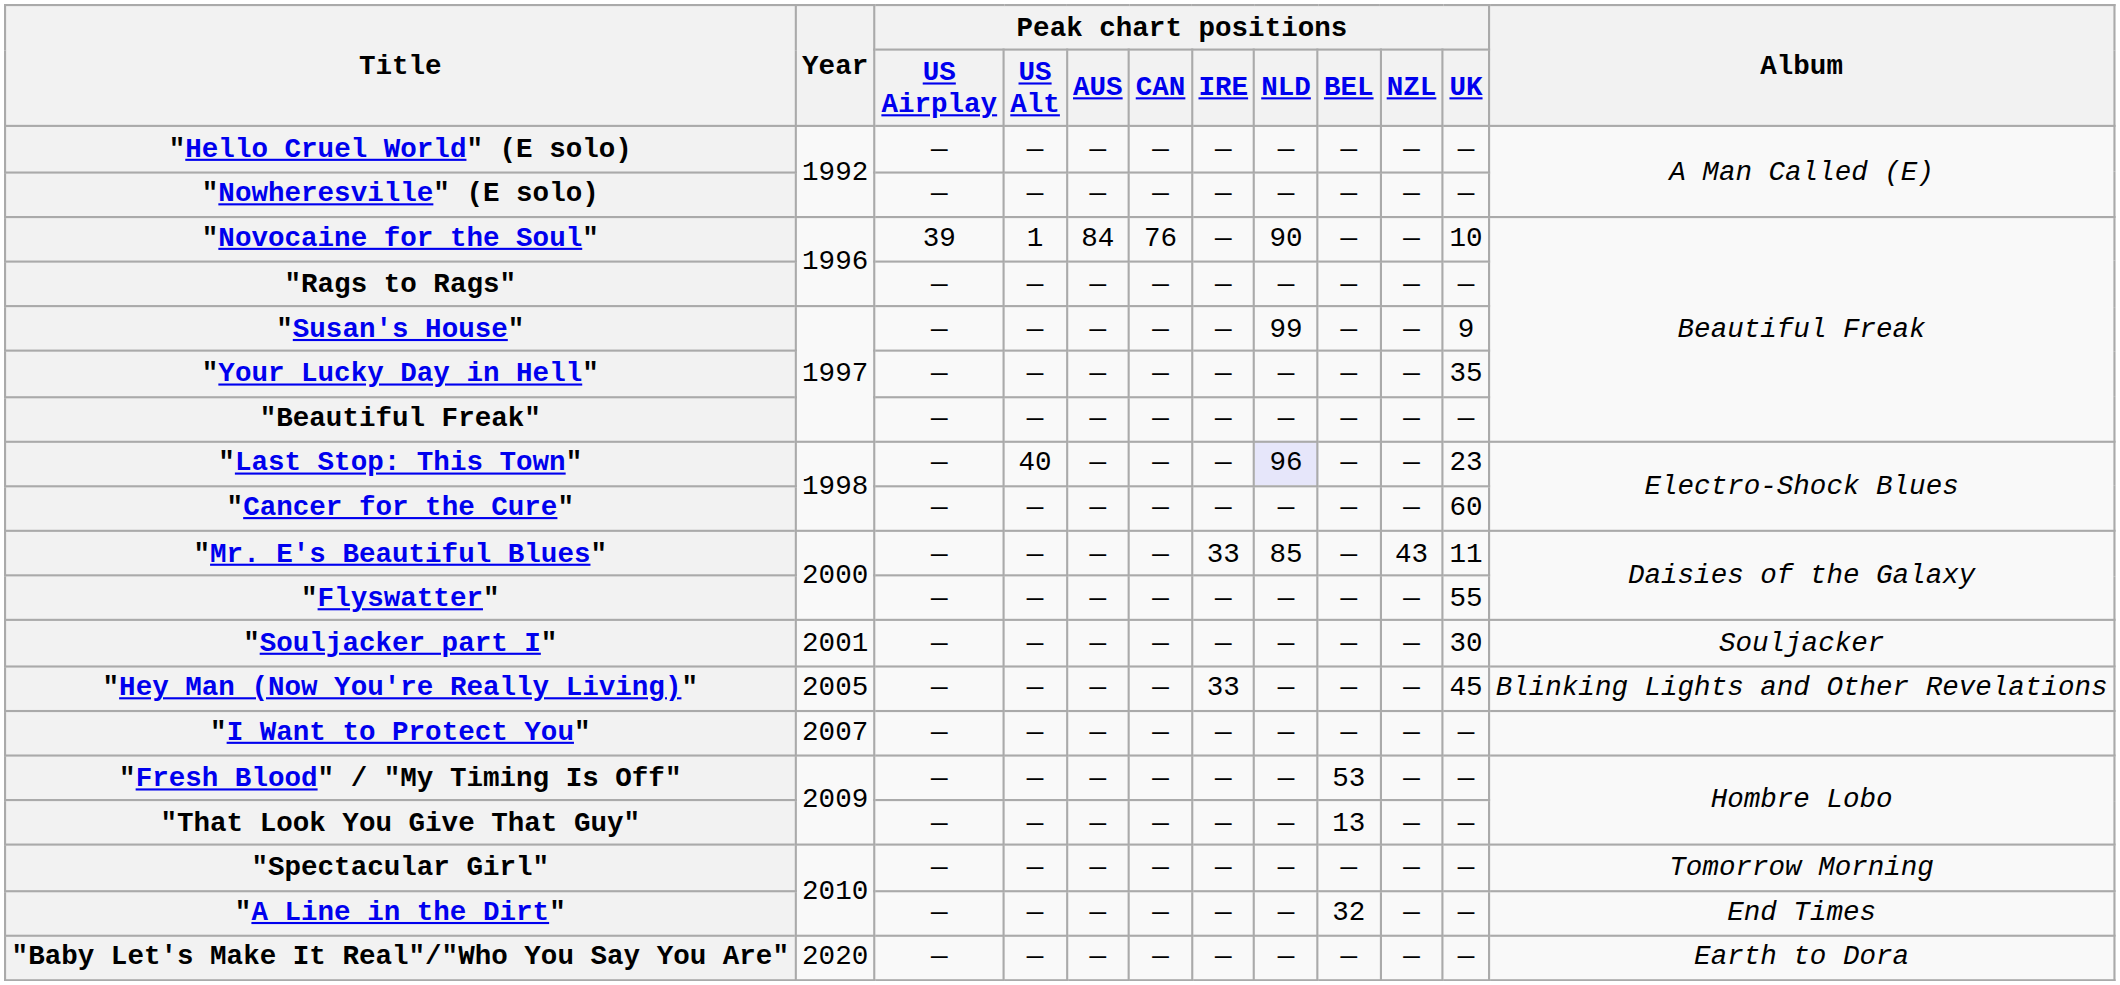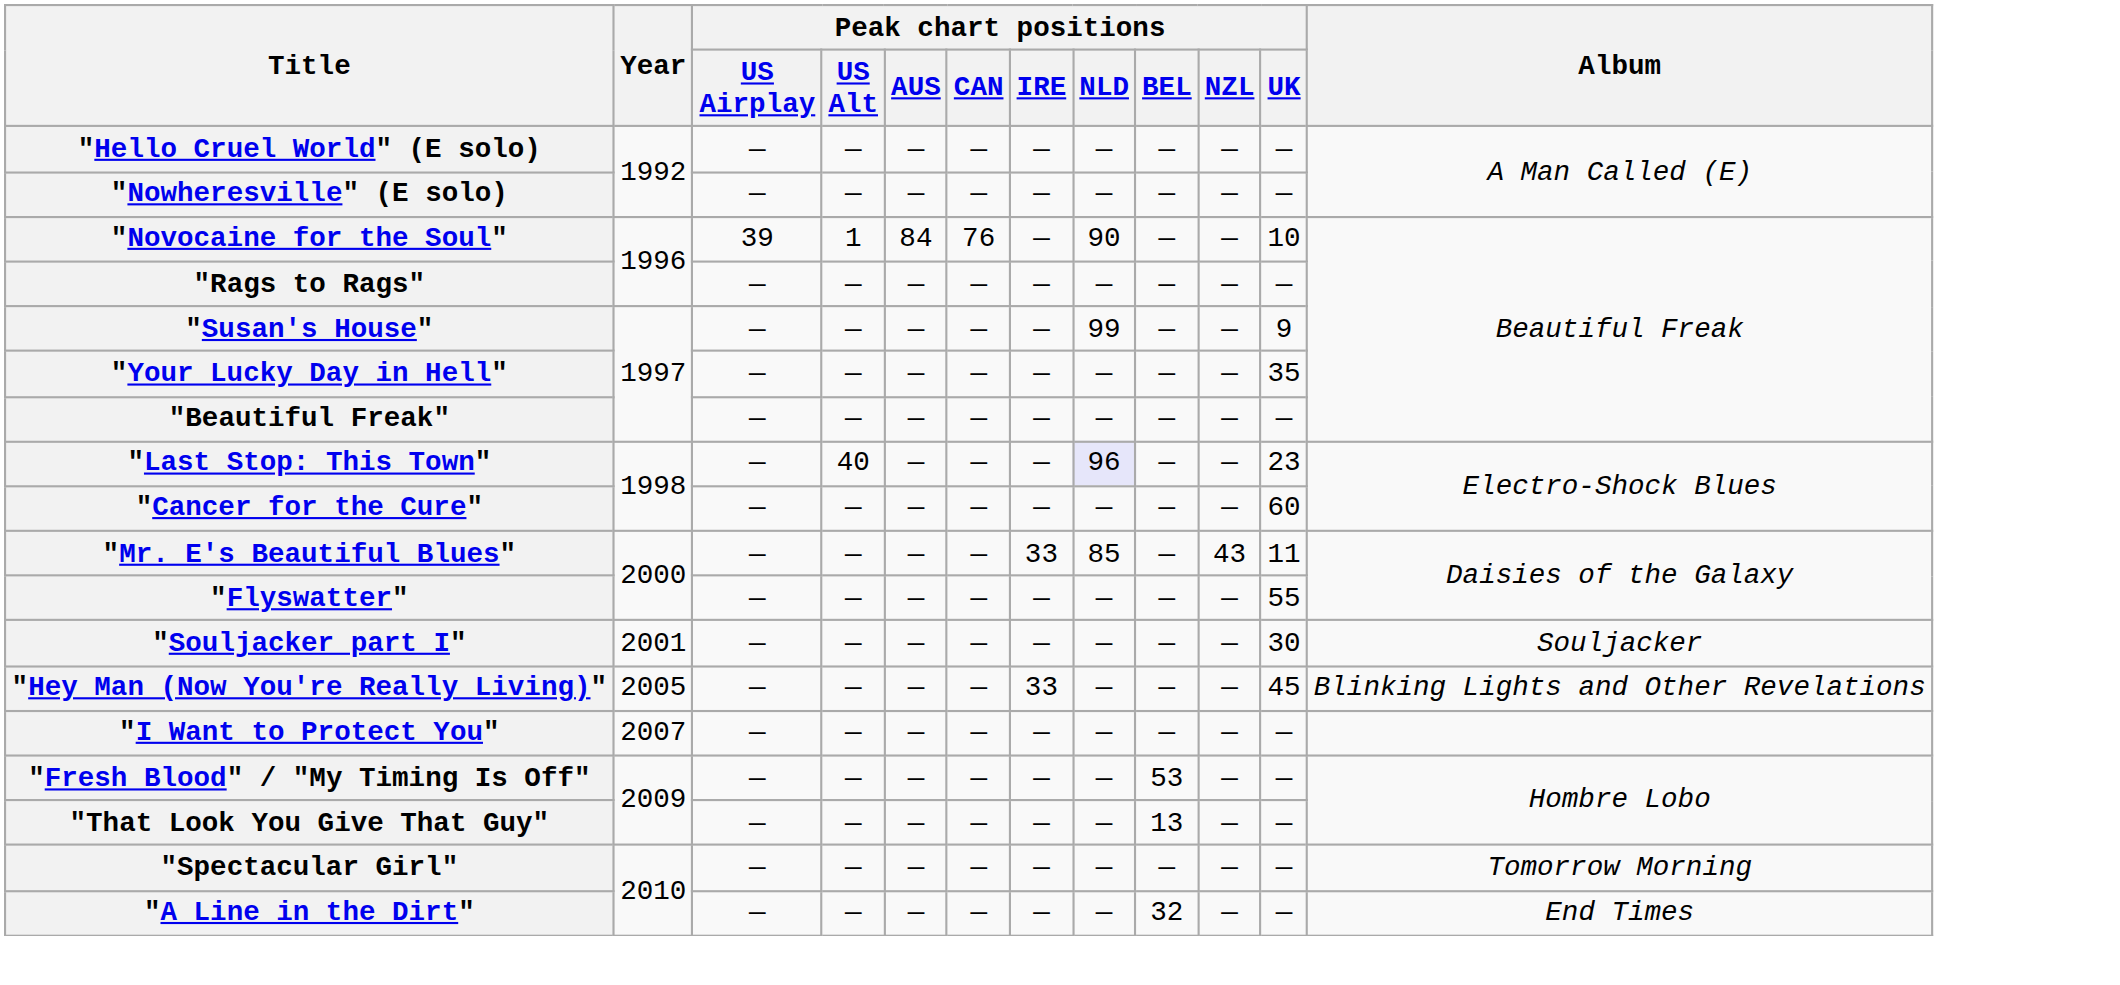- row: (400, 958)
